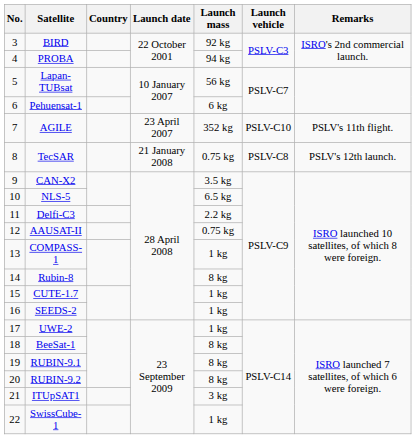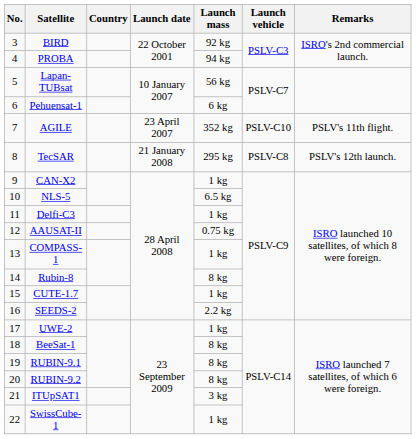(218, 157) 0.75 kg -> (218, 157) 295 kg
(218, 180) 3.5 kg -> (218, 180) 1 kg
(218, 214) 2.2 kg -> (218, 214) 1 kg
(218, 311) 1 kg -> (218, 311) 2.2 kg
